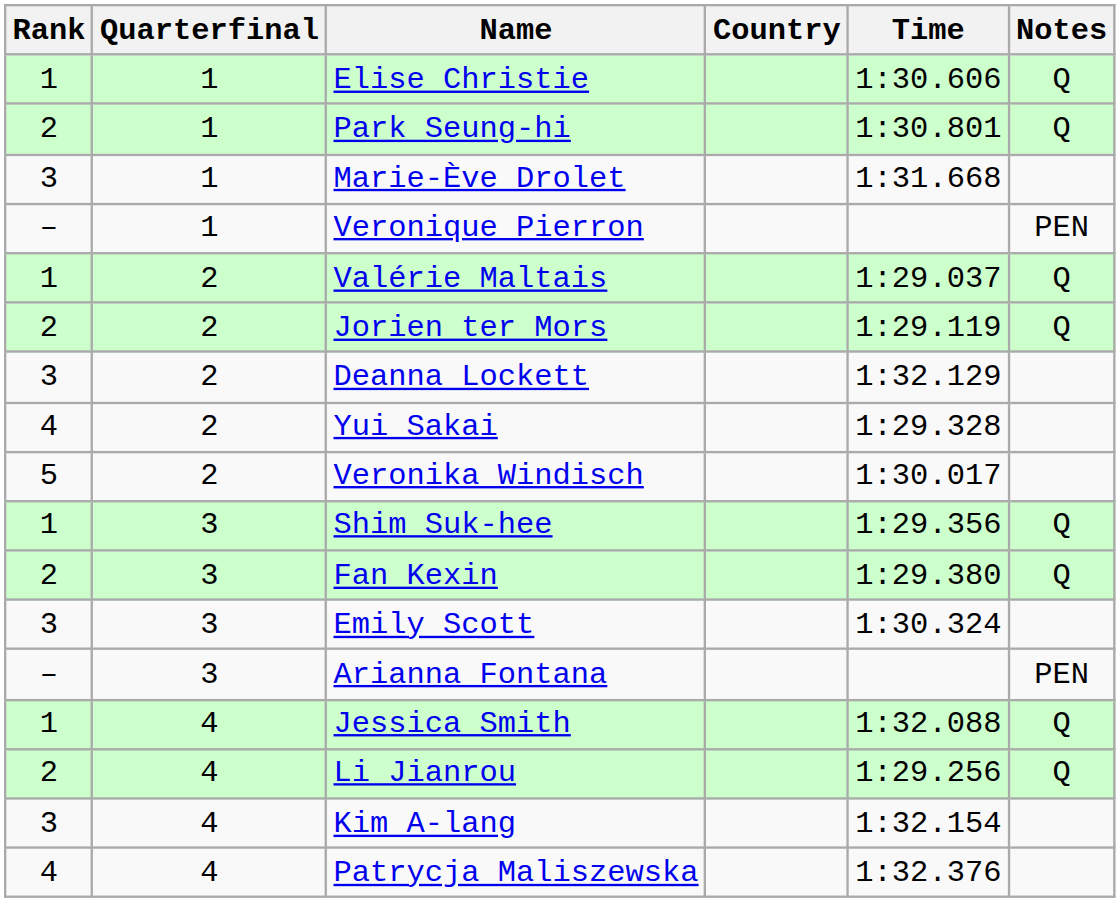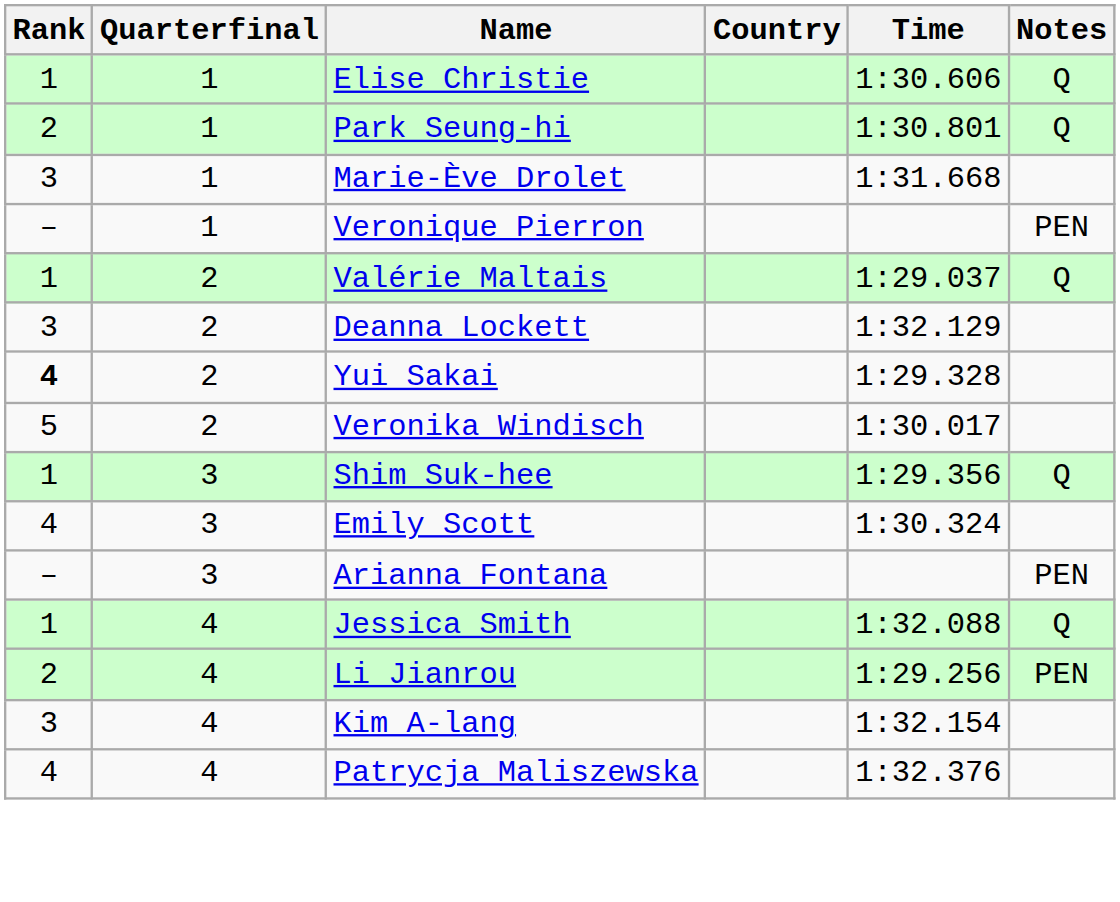- row: (470, 327)
(49, 427) normal -> (49, 377) bold
- row: (416, 575)
(49, 625) 3 -> (49, 526) 4
(1062, 774) Q -> (1062, 674) PEN
